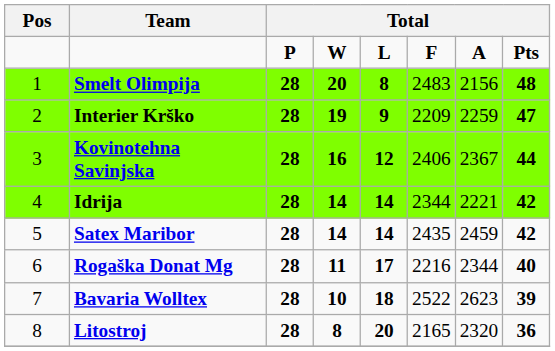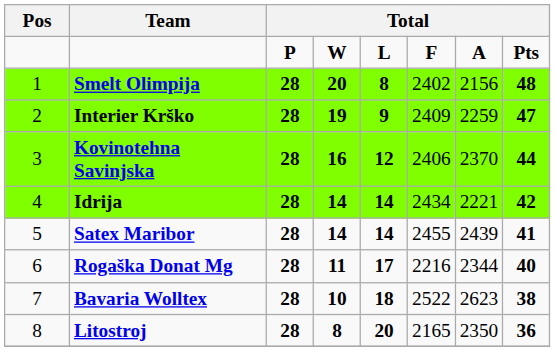(431, 84) 2483 -> (431, 84) 2402
(431, 116) 2209 -> (431, 116) 2409
(479, 159) 2367 -> (479, 159) 2370
(431, 202) 2344 -> (431, 202) 2434
(431, 234) 2435 -> (431, 234) 2455
(479, 234) 2459 -> (479, 234) 2439
(526, 234) 42 -> (526, 234) 41
(526, 298) 39 -> (526, 298) 38
(479, 329) 2320 -> (479, 329) 2350
